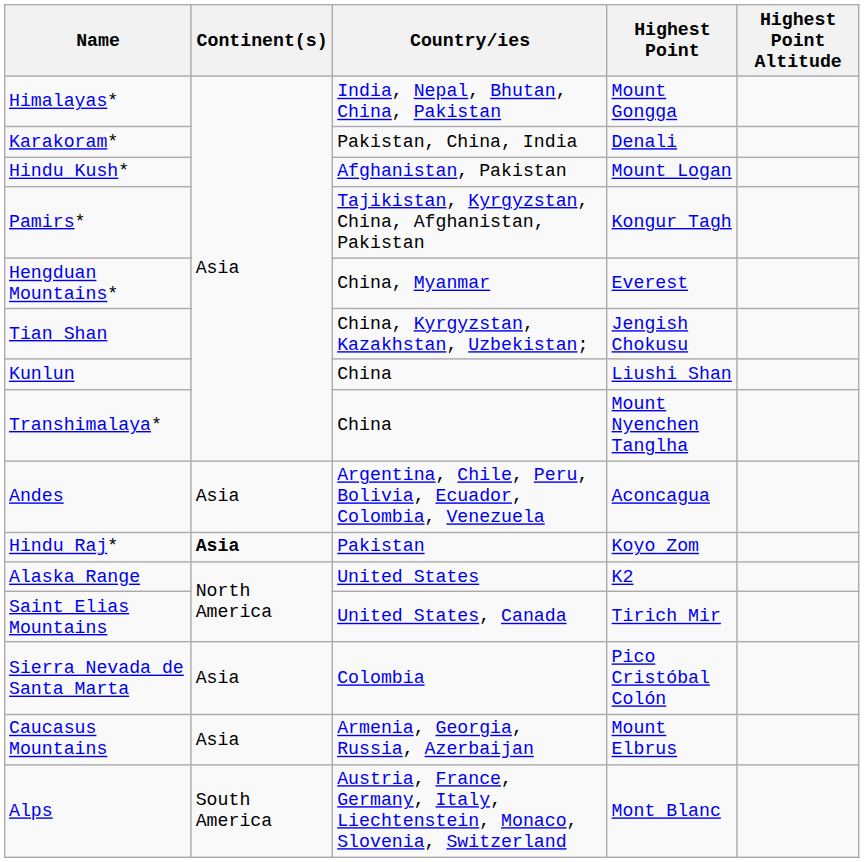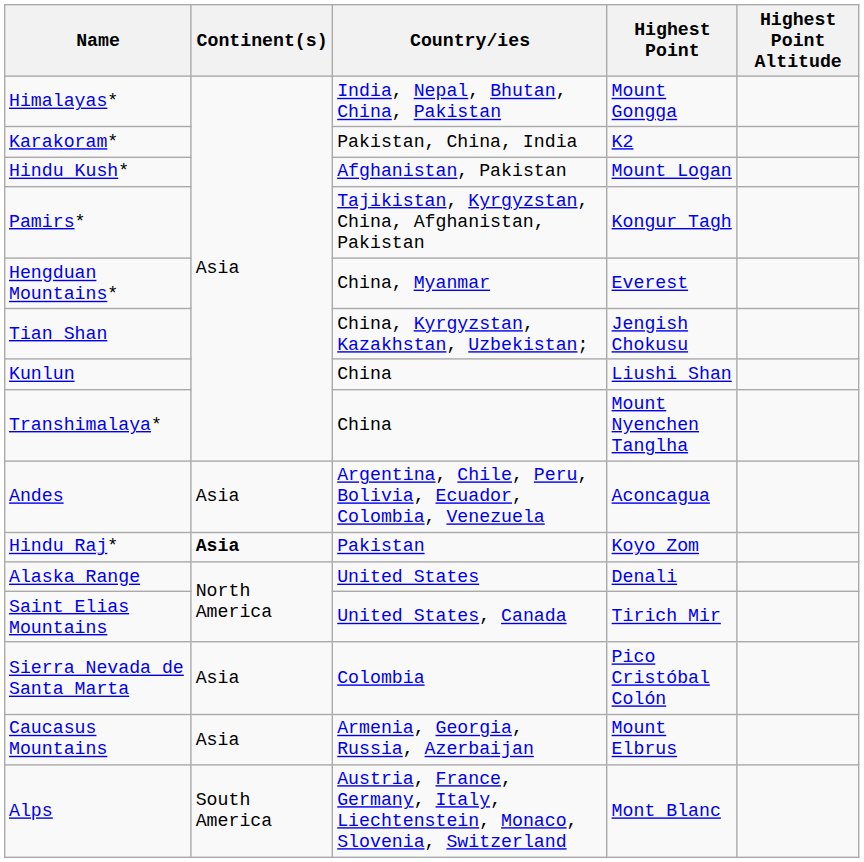(644, 142) Denali -> (623, 142) K2
(623, 577) K2 -> (644, 577) Denali
